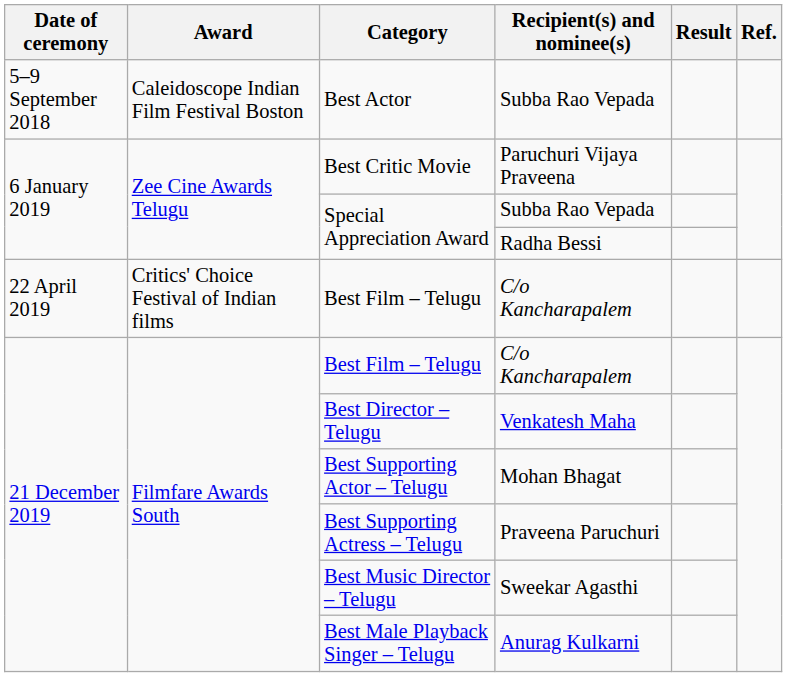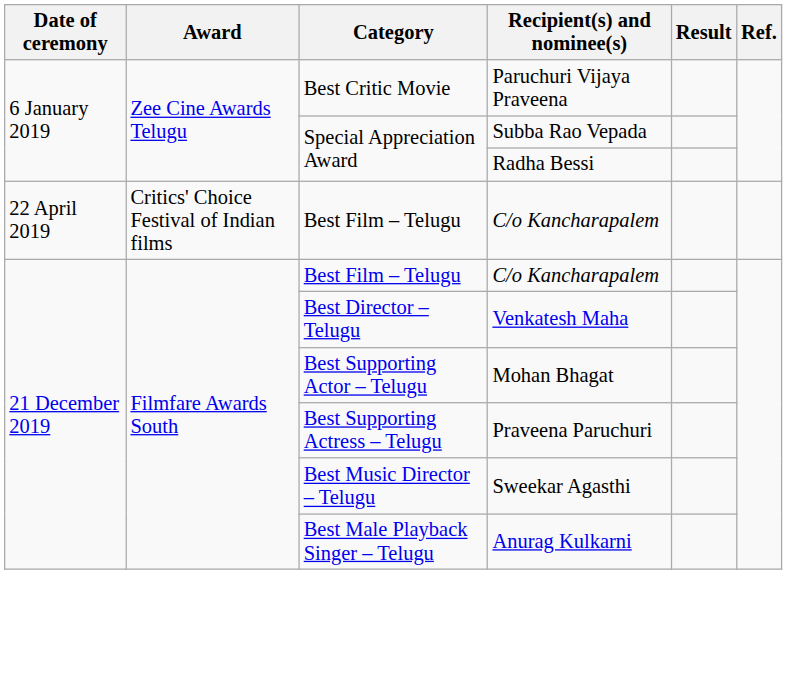- row: (368, 99)
